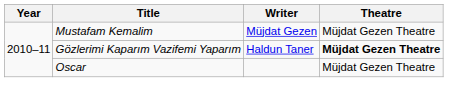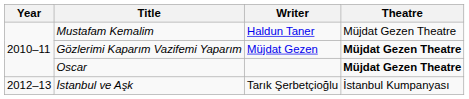(282, 31) Müjdat Gezen -> (281, 31) Haldun Taner
(280, 49) Haldun Taner -> (282, 49) Müjdat Gezen
(379, 67) normal -> (402, 67) bold
+ row: (95, 85)
